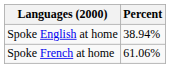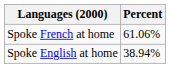rows swapped: (61, 54) <-> (62, 34)
